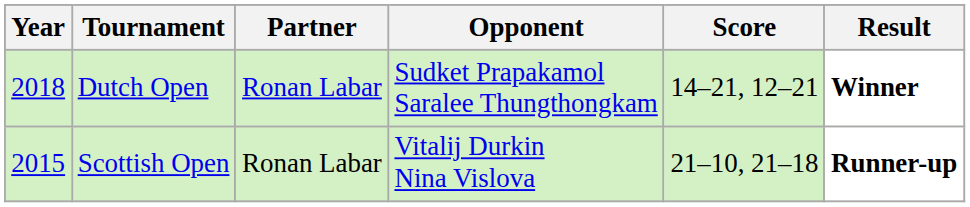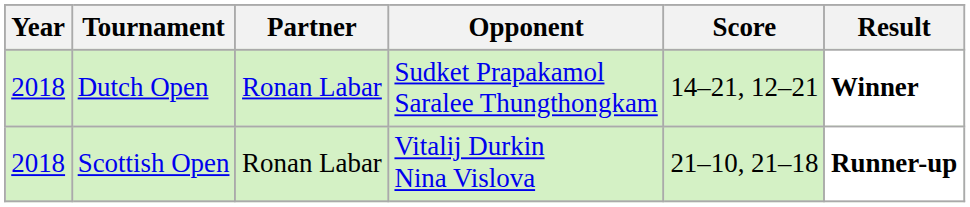(38, 163) 2015 -> (38, 163) 2018
